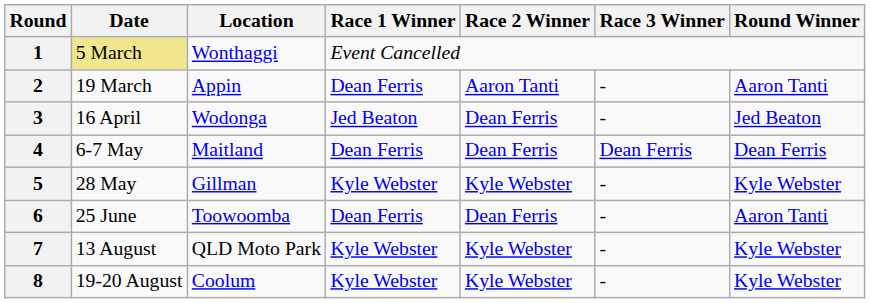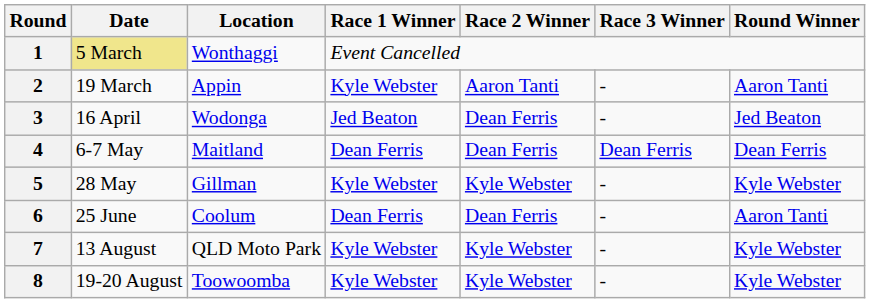(377, 85) Dean Ferris -> (384, 85) Kyle Webster
(241, 215) Toowoomba -> (224, 215) Coolum
(224, 280) Coolum -> (241, 280) Toowoomba
